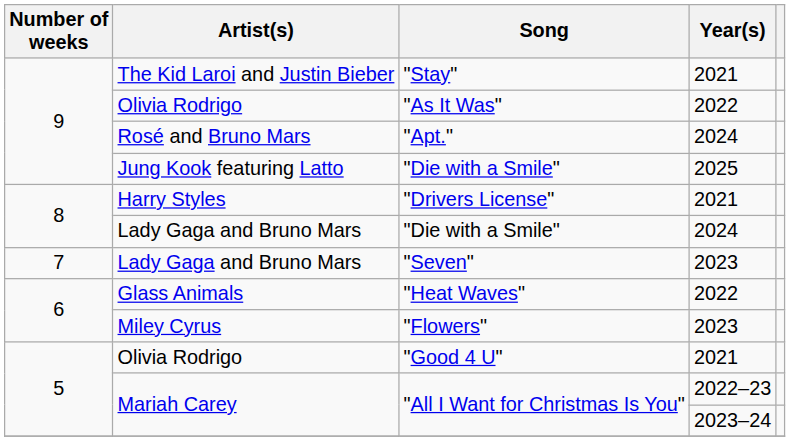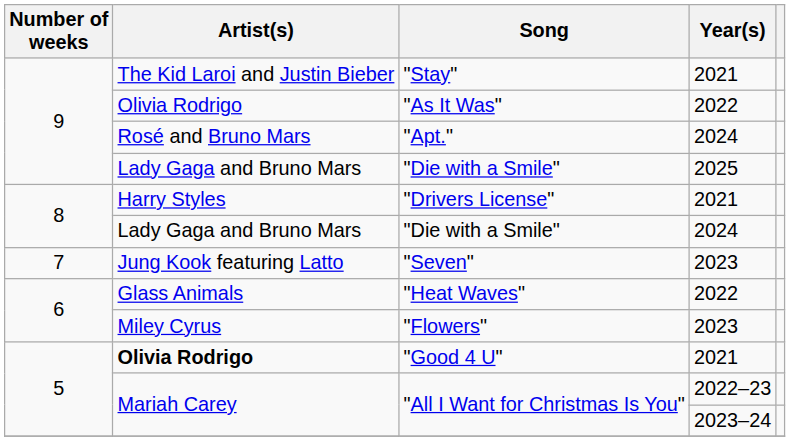(231, 168) Jung Kook featuring Latto -> (239, 168) Lady Gaga and Bruno Mars
(239, 262) Lady Gaga and Bruno Mars -> (231, 262) Jung Kook featuring Latto
(180, 357) normal -> (185, 357) bold
